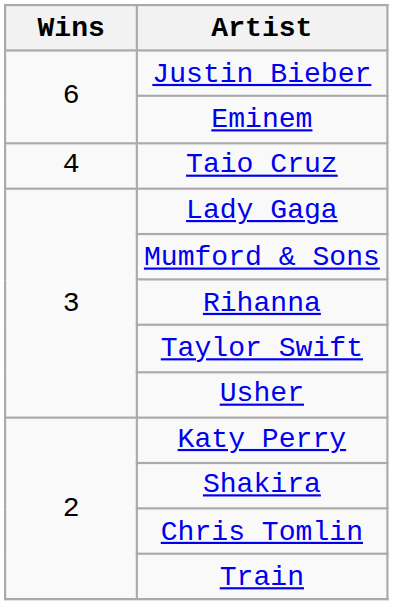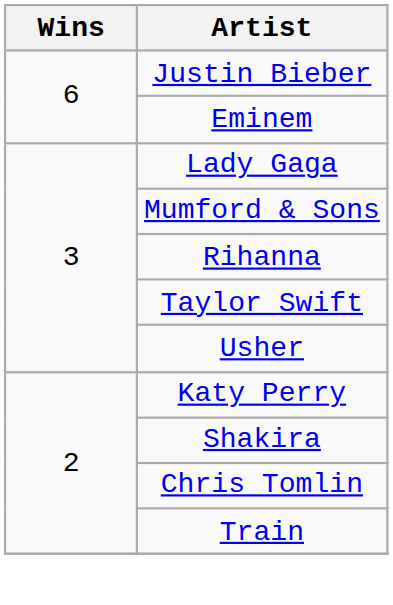- row: (262, 165)
